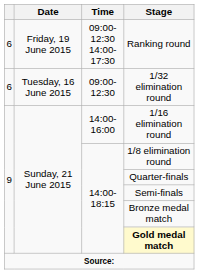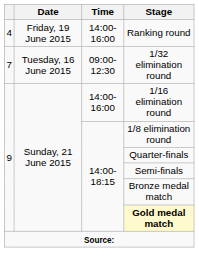(9, 44) 6 -> (9, 33) 4
(103, 44) 09:00-12:30 14:00-17:30 -> (103, 33) 14:00-16:00
(9, 87) 6 -> (9, 65) 7
